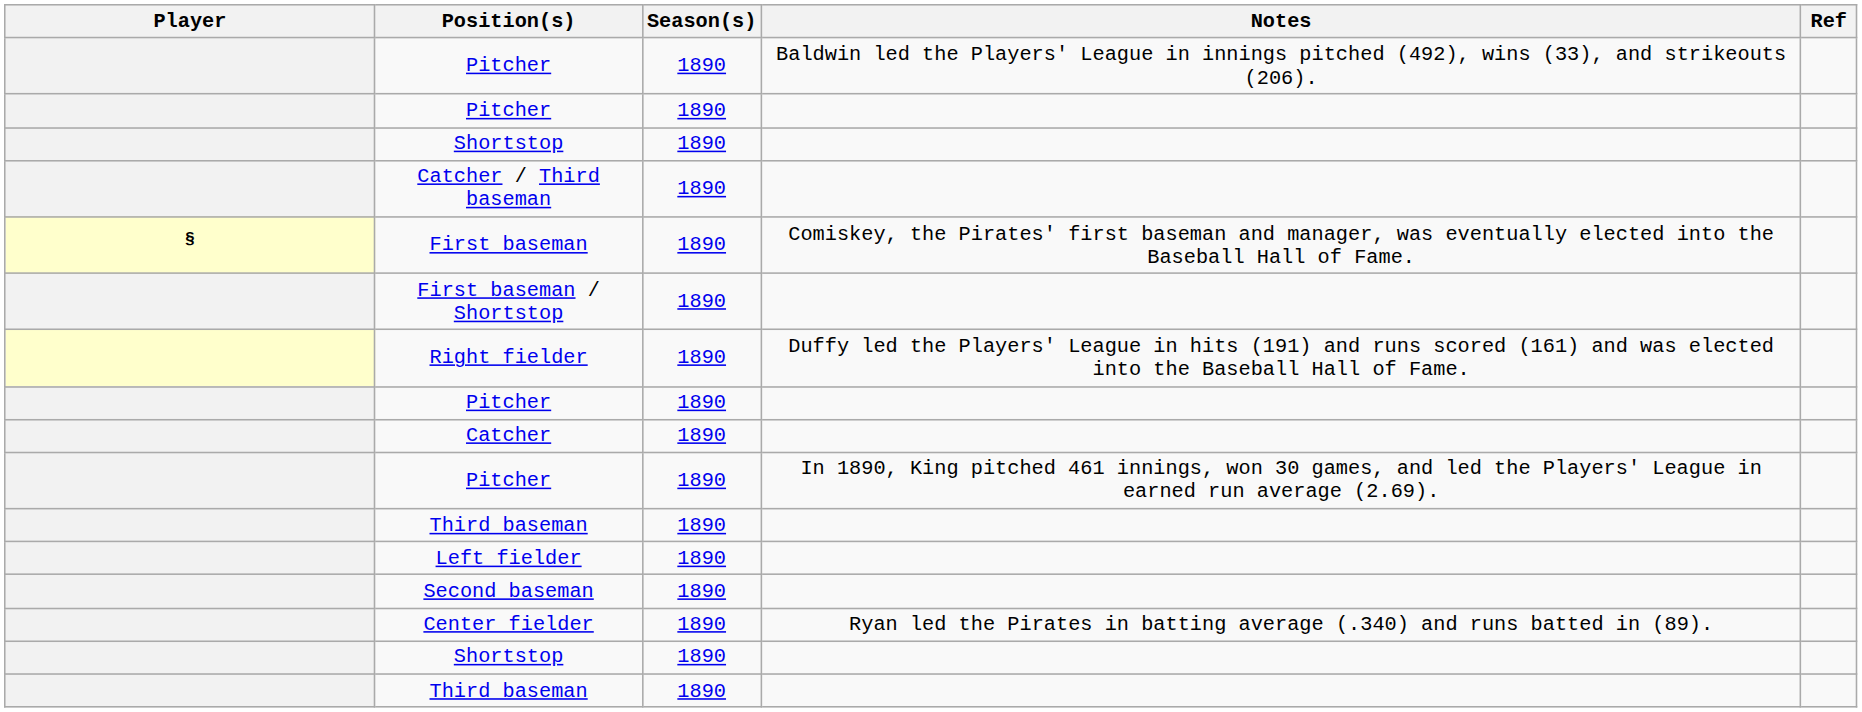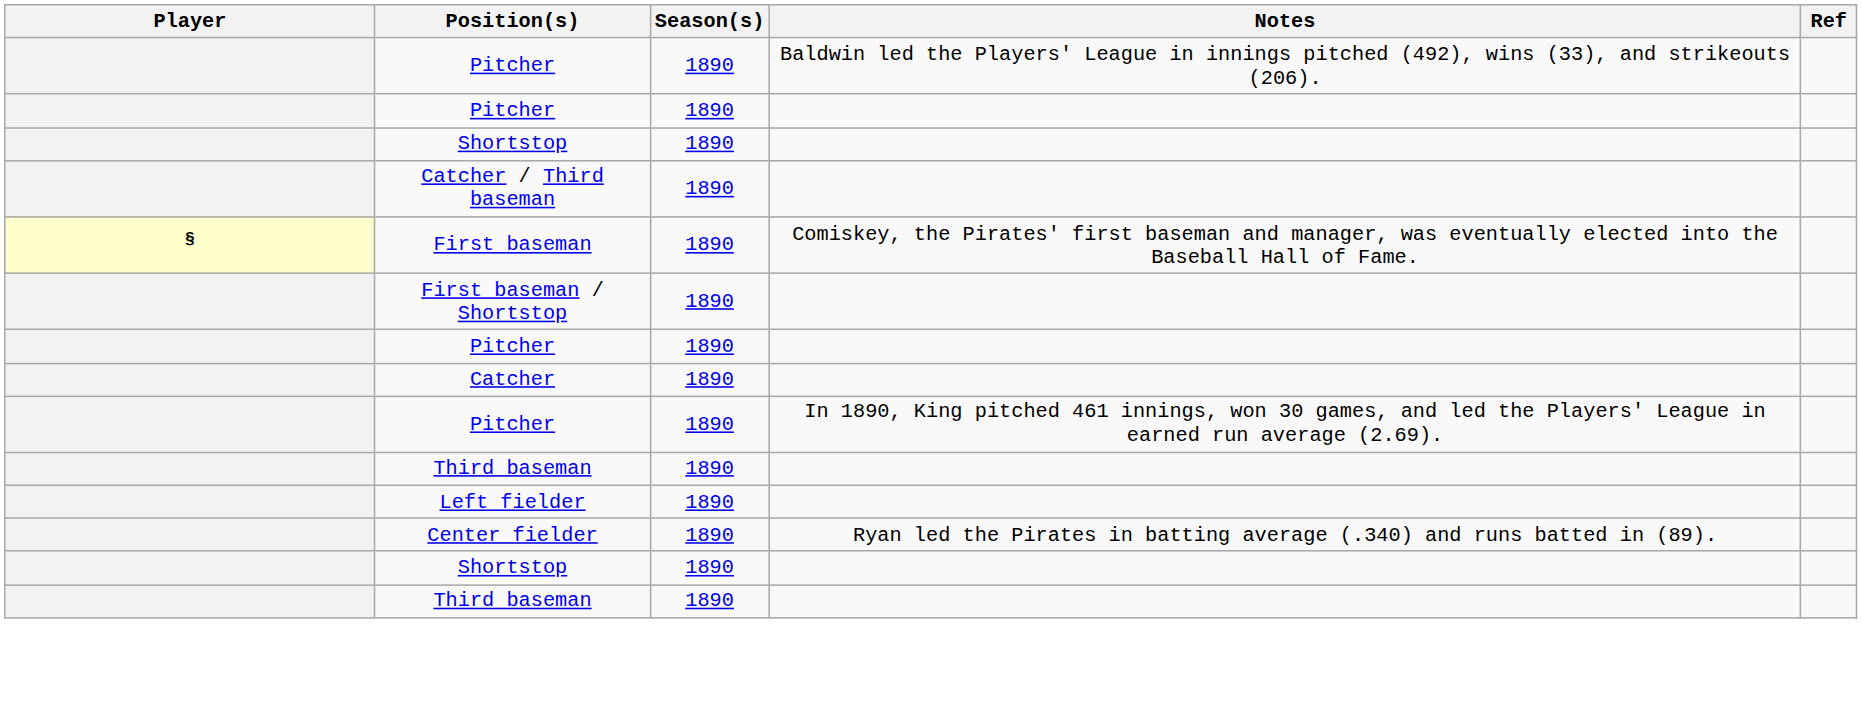- row: (509, 358)
- row: (509, 591)
